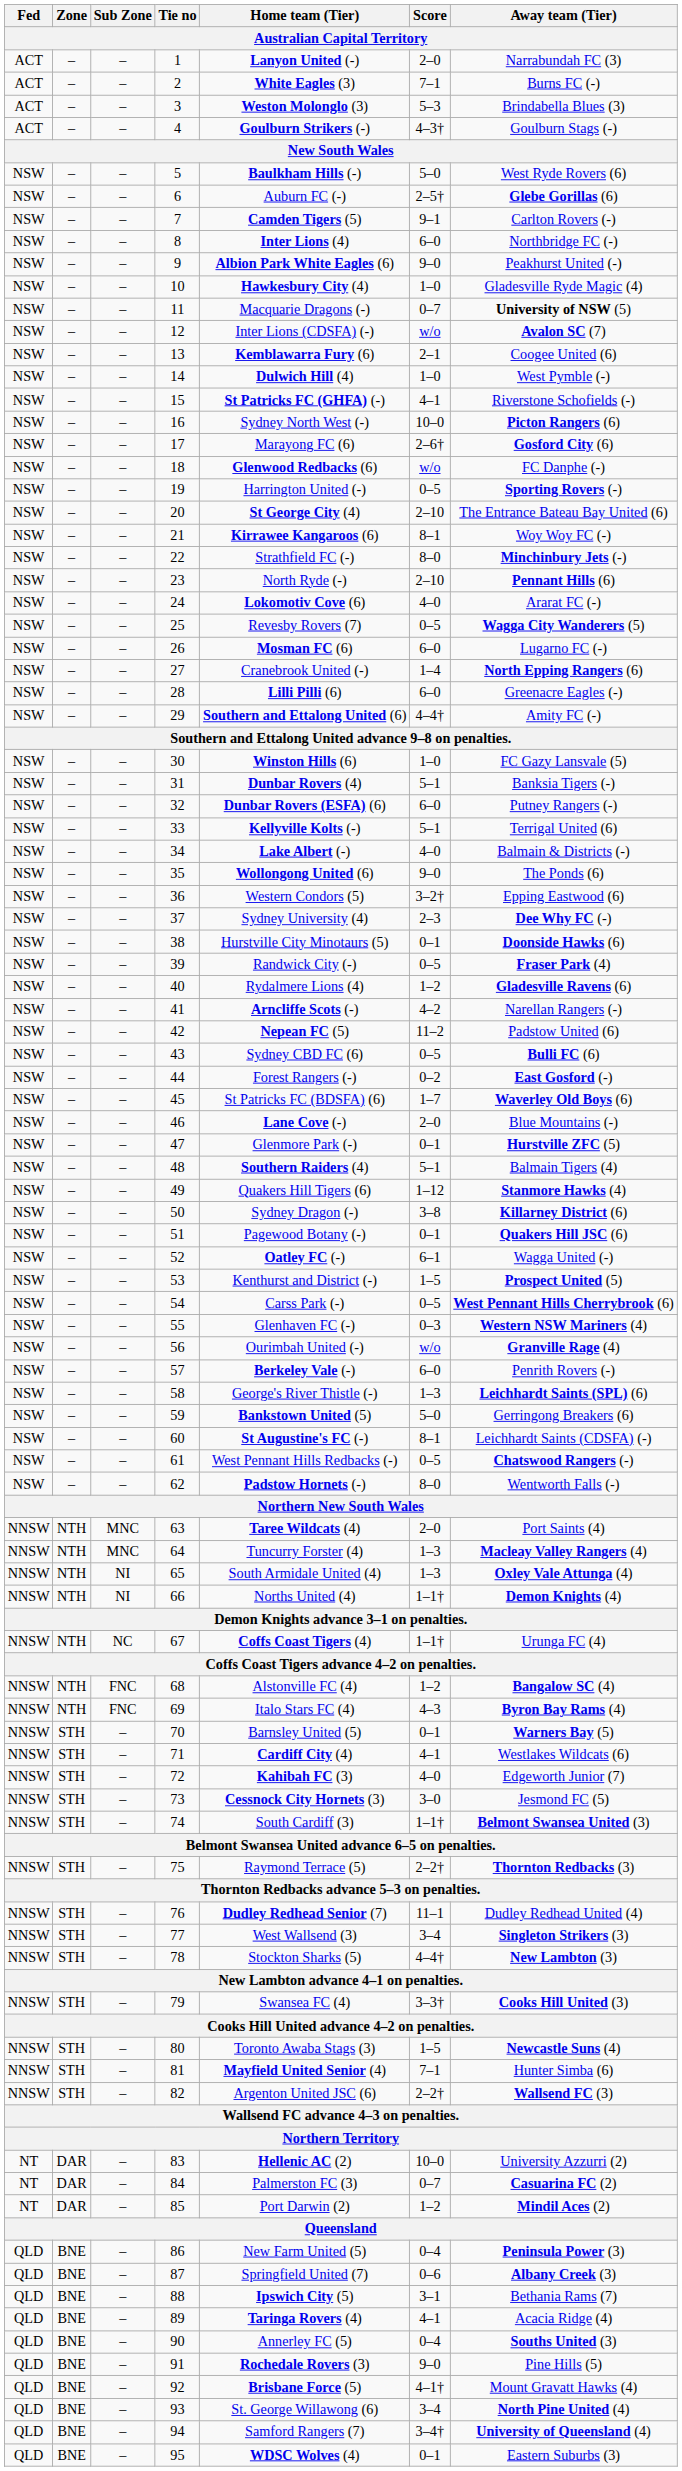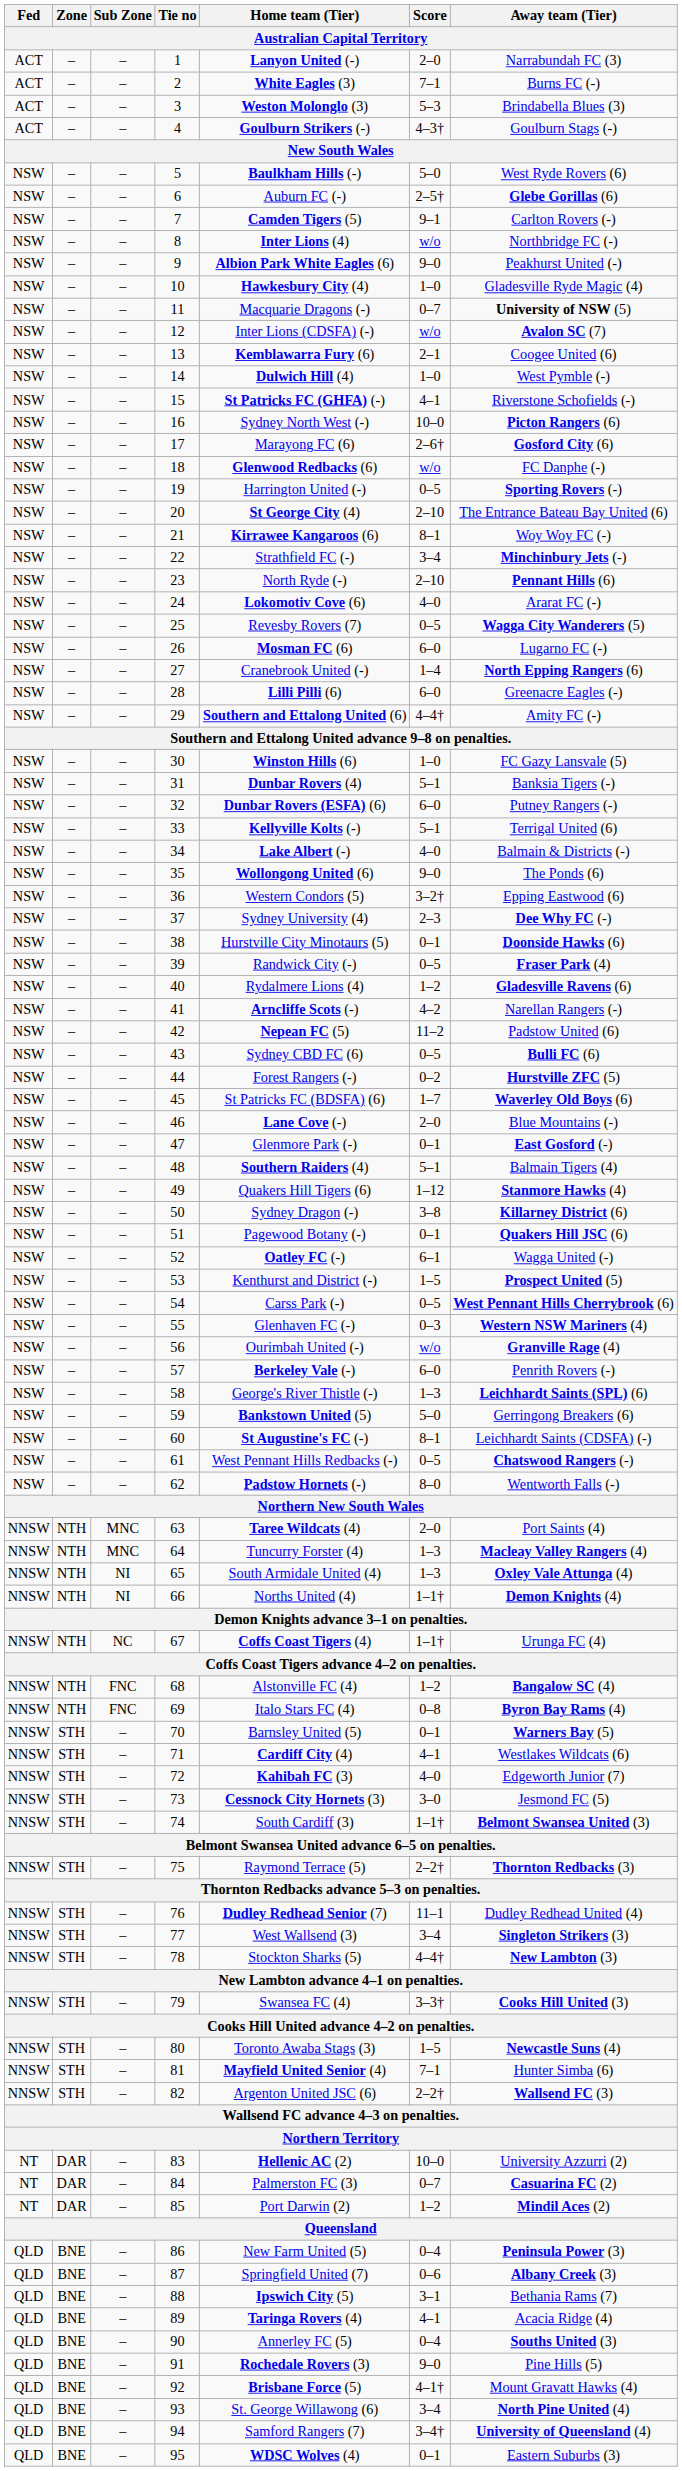(430, 241) 6–0 -> (430, 241) w/o
(430, 557) 8–0 -> (430, 557) 3–4
(564, 1077) East Gosford (-) -> (564, 1077) Hurstville ZFC (5)
(564, 1144) Hurstville ZFC (5) -> (564, 1144) East Gosford (-)
(430, 1709) 4–3 -> (430, 1709) 0–8
